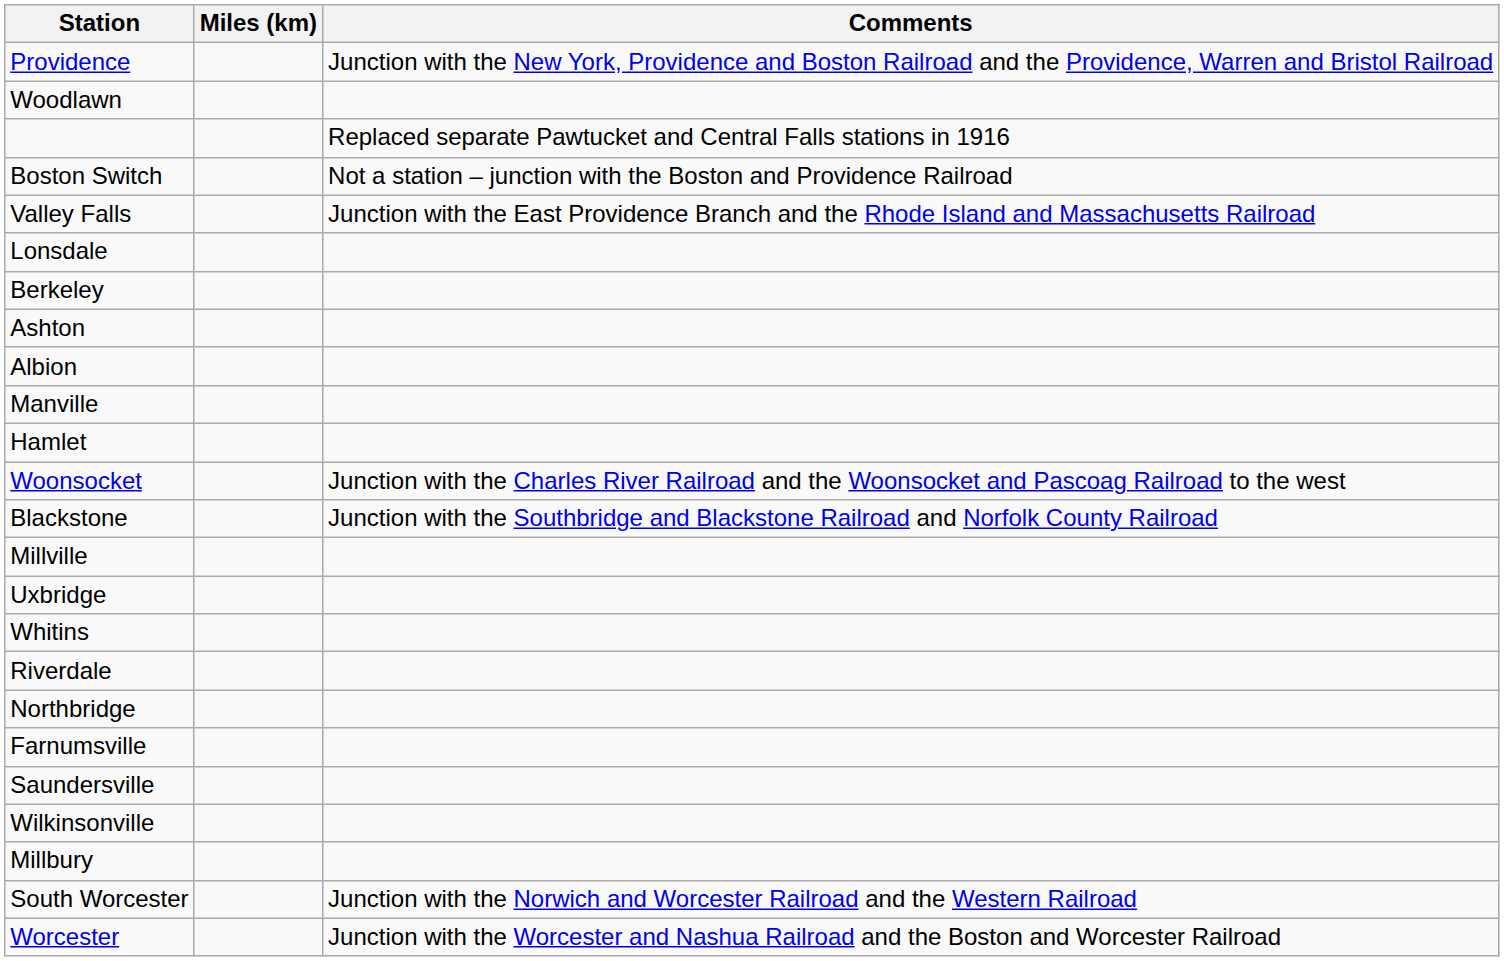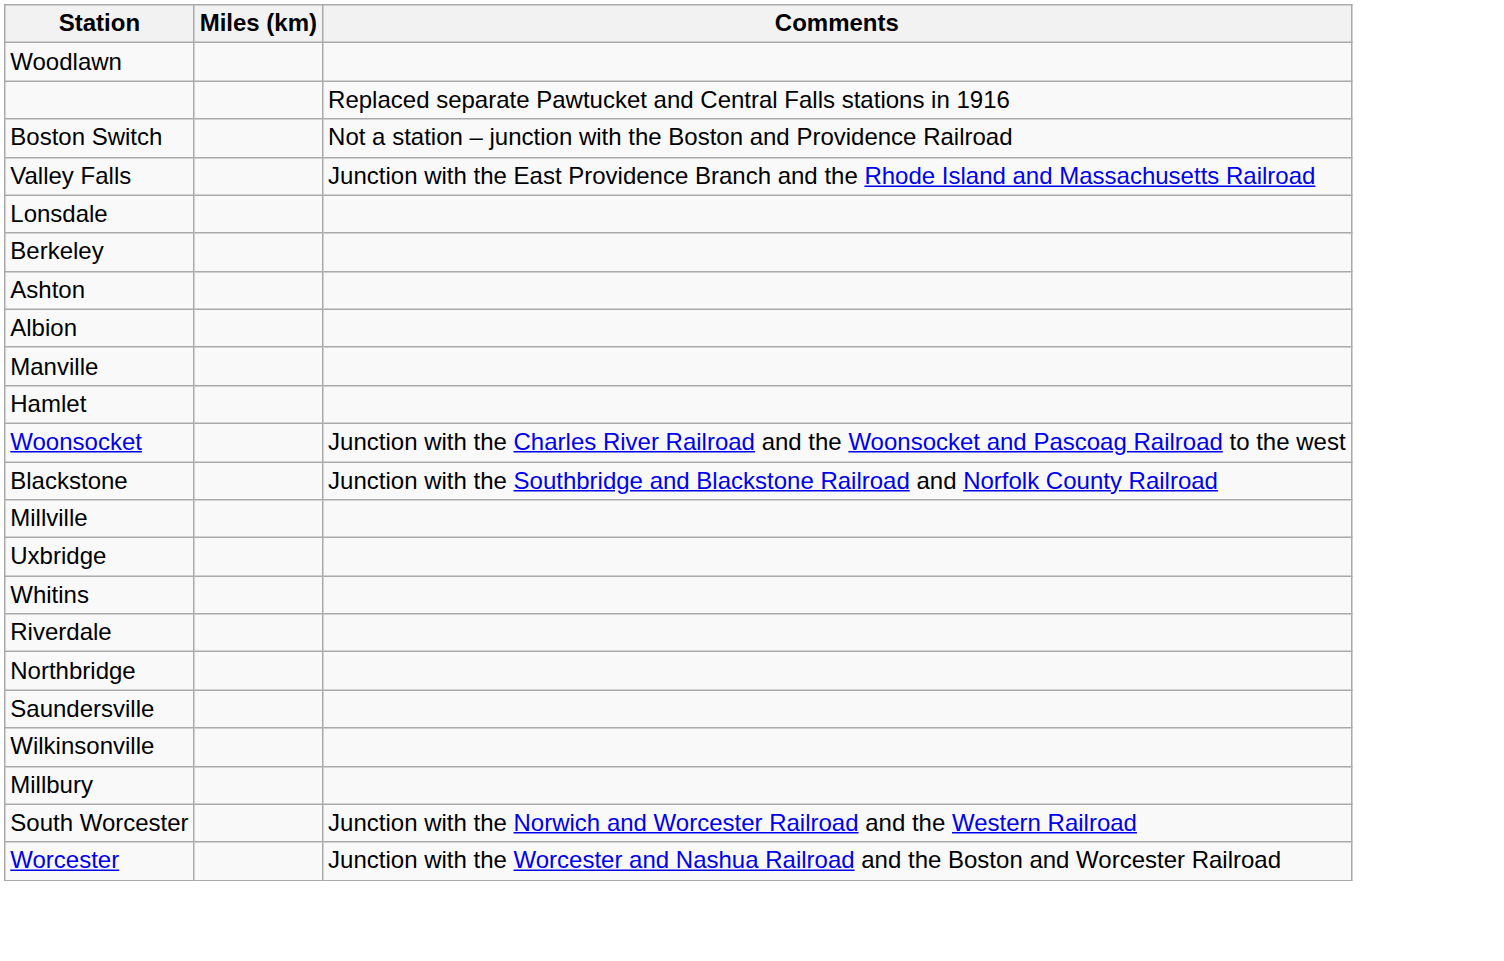- row: (70, 61)
- row: (78, 746)
